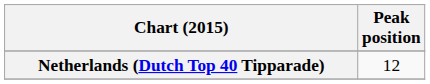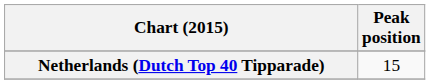(391, 65) 12 -> (391, 65) 15
